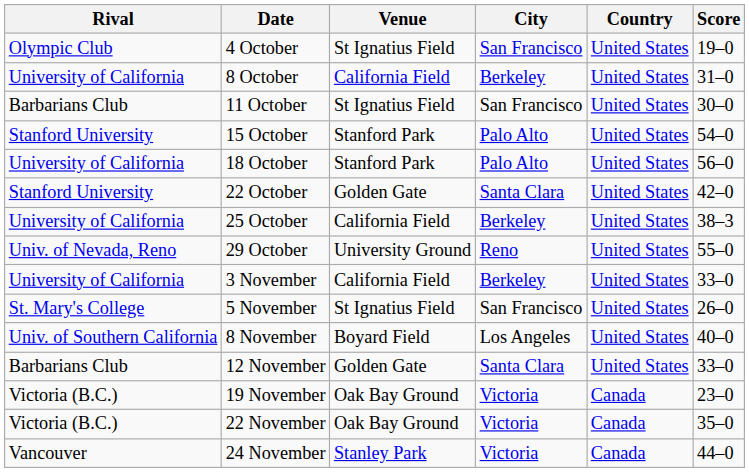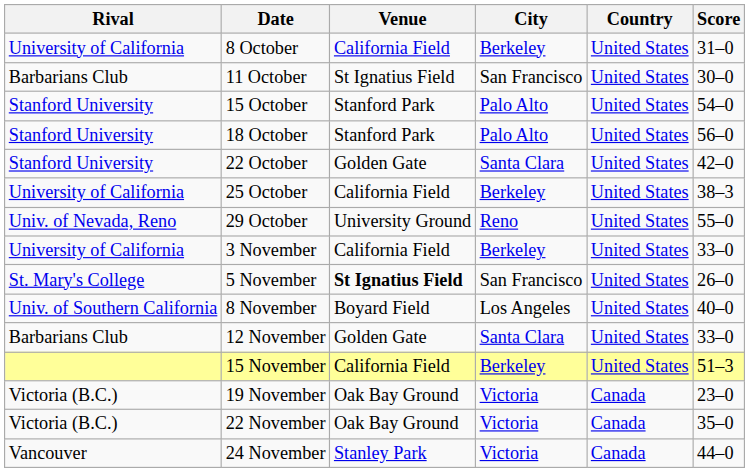- row: (262, 47)
(96, 163) University of California -> (81, 134) Stanford University
(394, 308) normal -> (398, 279) bold
+ row: (276, 366)
